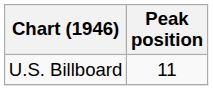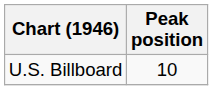(167, 69) 11 -> (167, 69) 10
